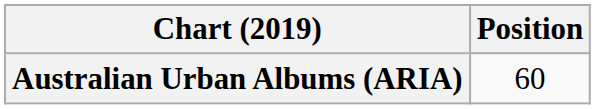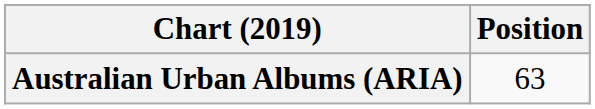(530, 77) 60 -> (530, 77) 63
